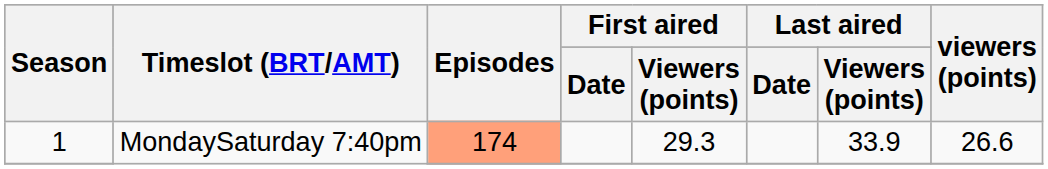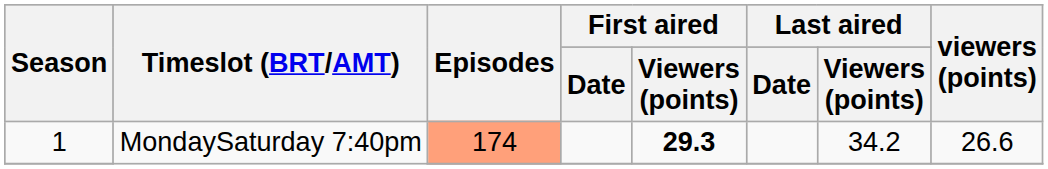(689, 142) normal -> (689, 142) bold
(874, 142) 33.9 -> (874, 142) 34.2
